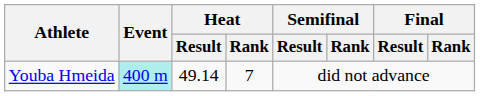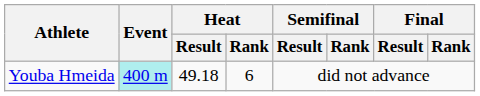(199, 76) 49.14 -> (199, 76) 49.18
(249, 76) 7 -> (249, 76) 6
